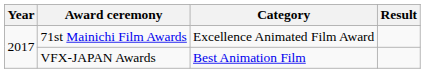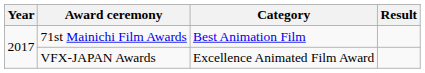(284, 36) Excellence Animated Film Award -> (249, 36) Best Animation Film
(249, 57) Best Animation Film -> (284, 57) Excellence Animated Film Award
